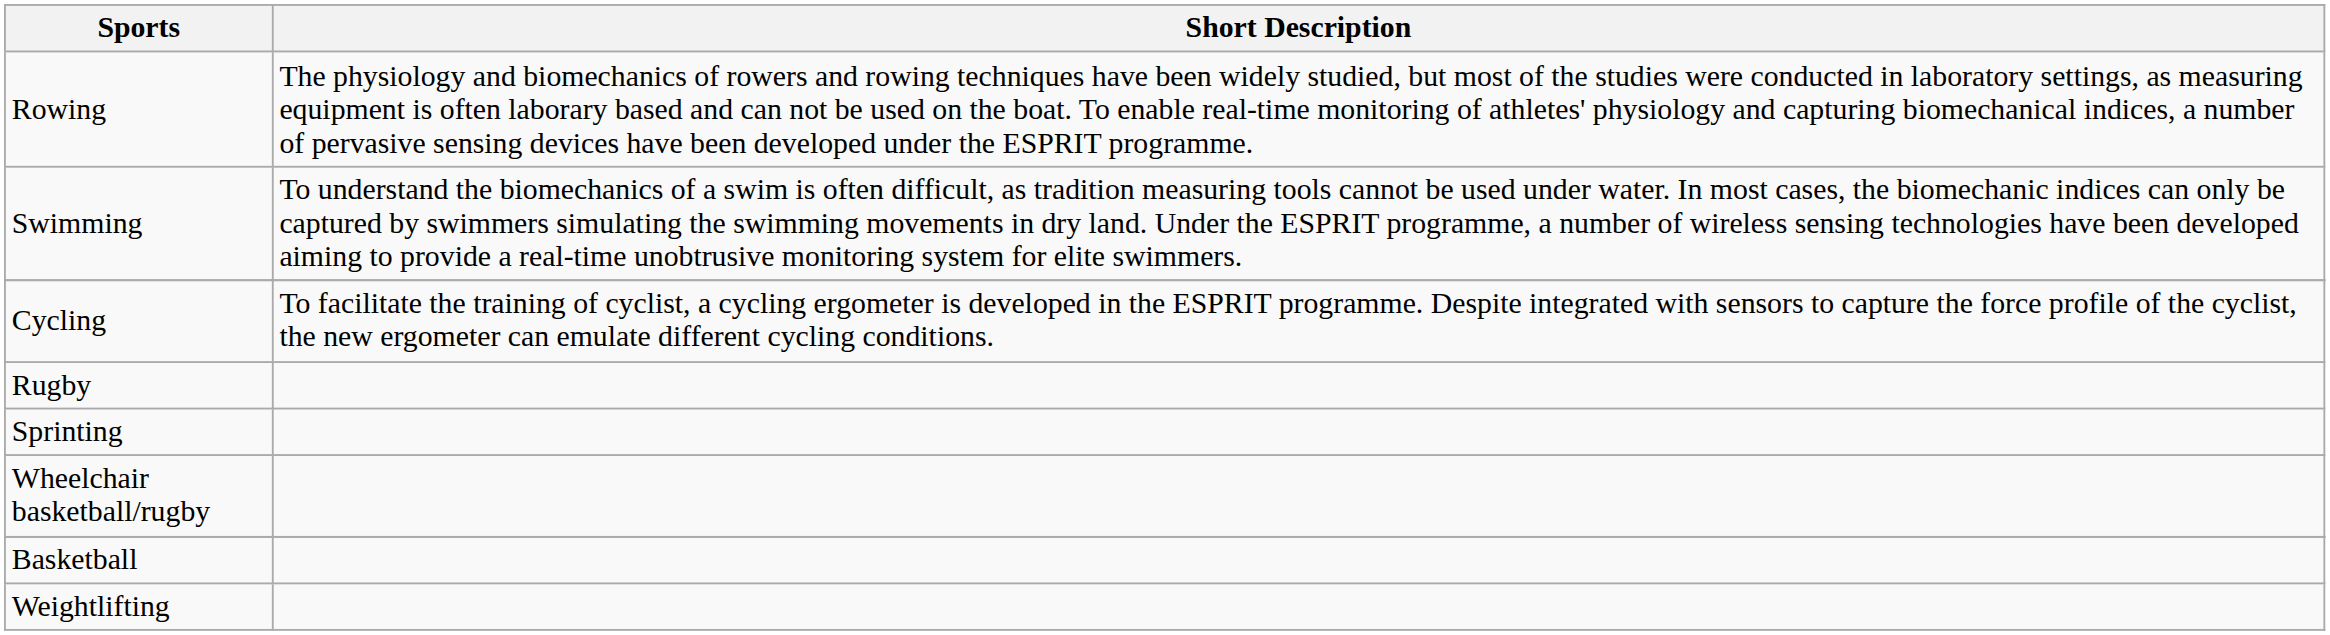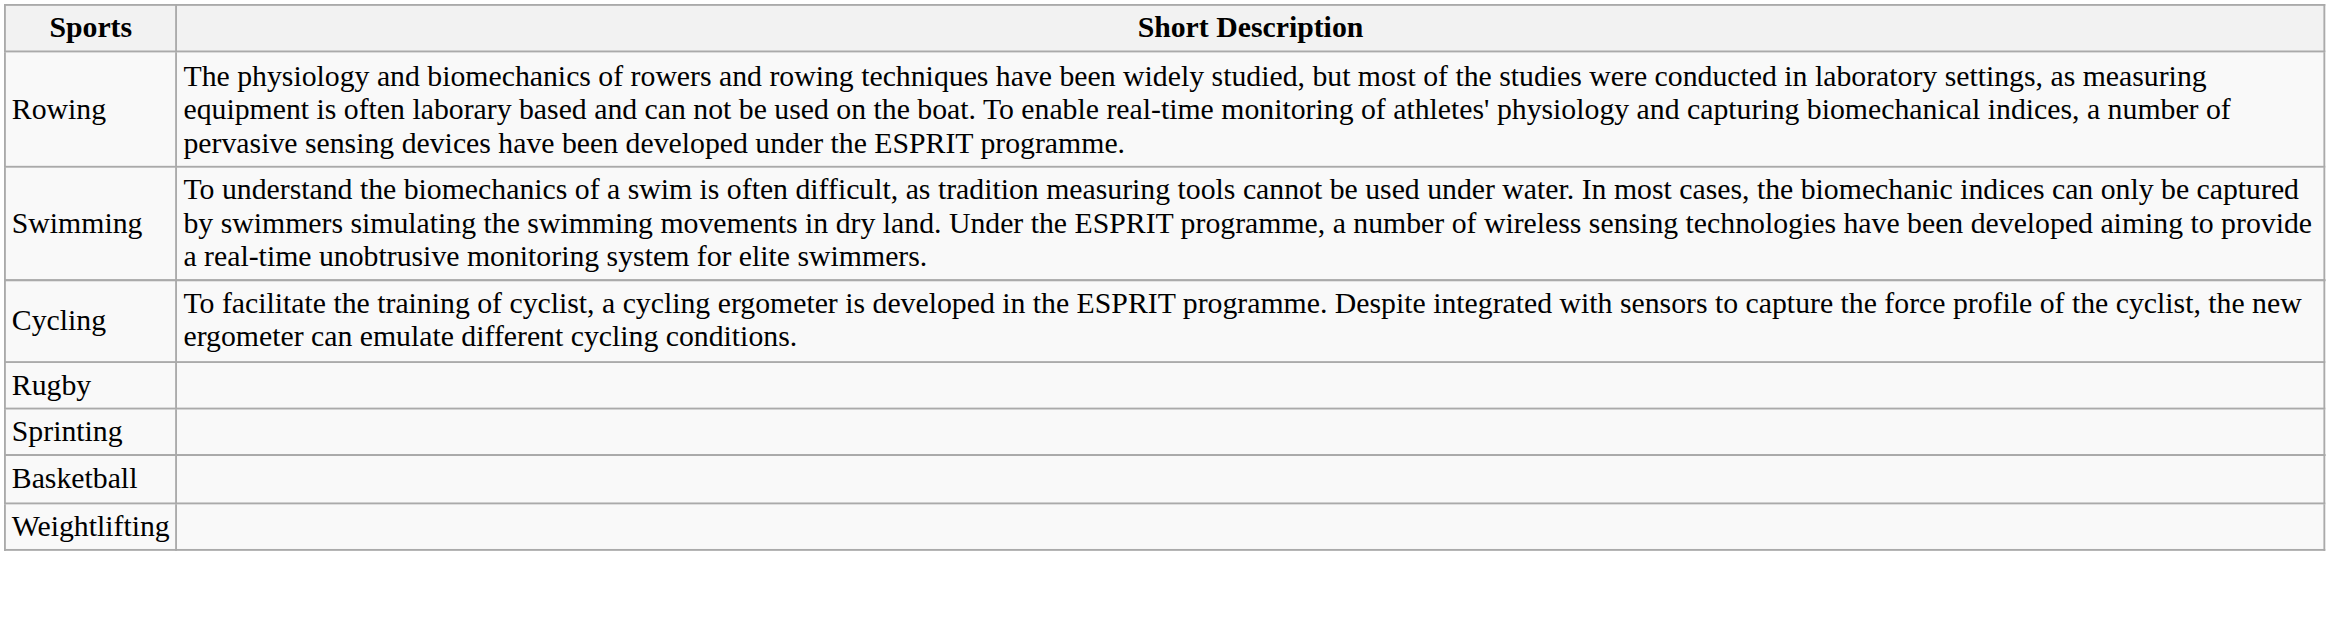- row: (111, 495)
